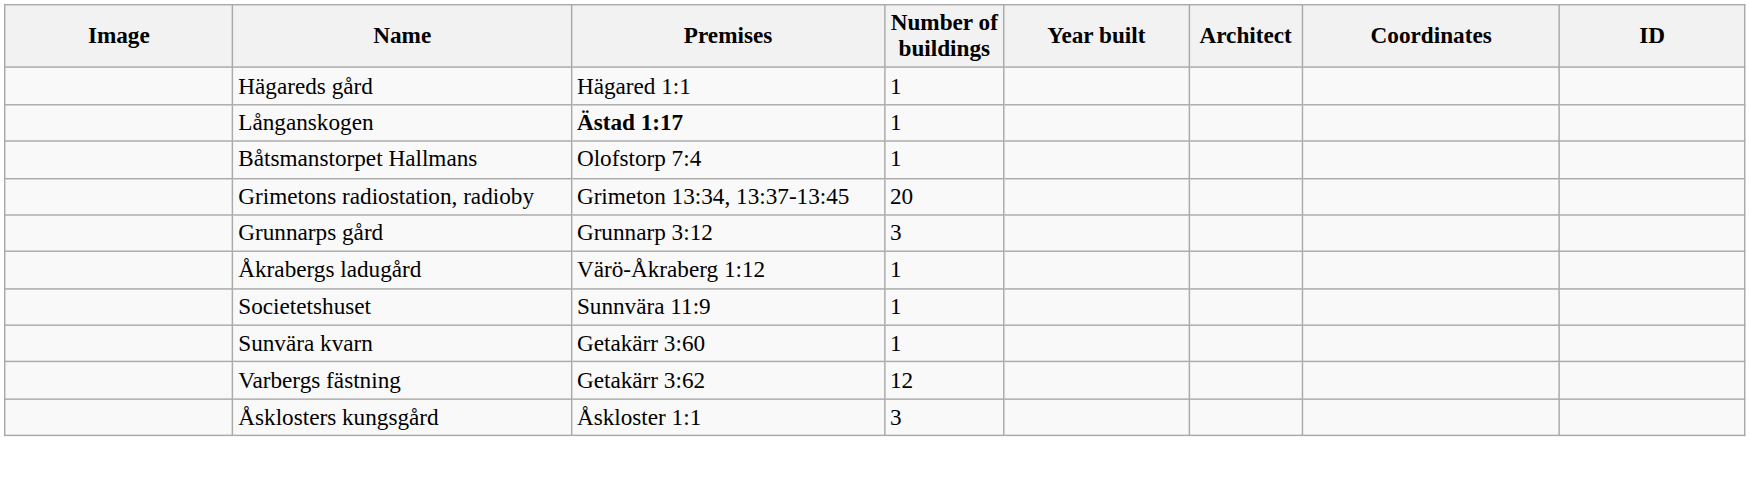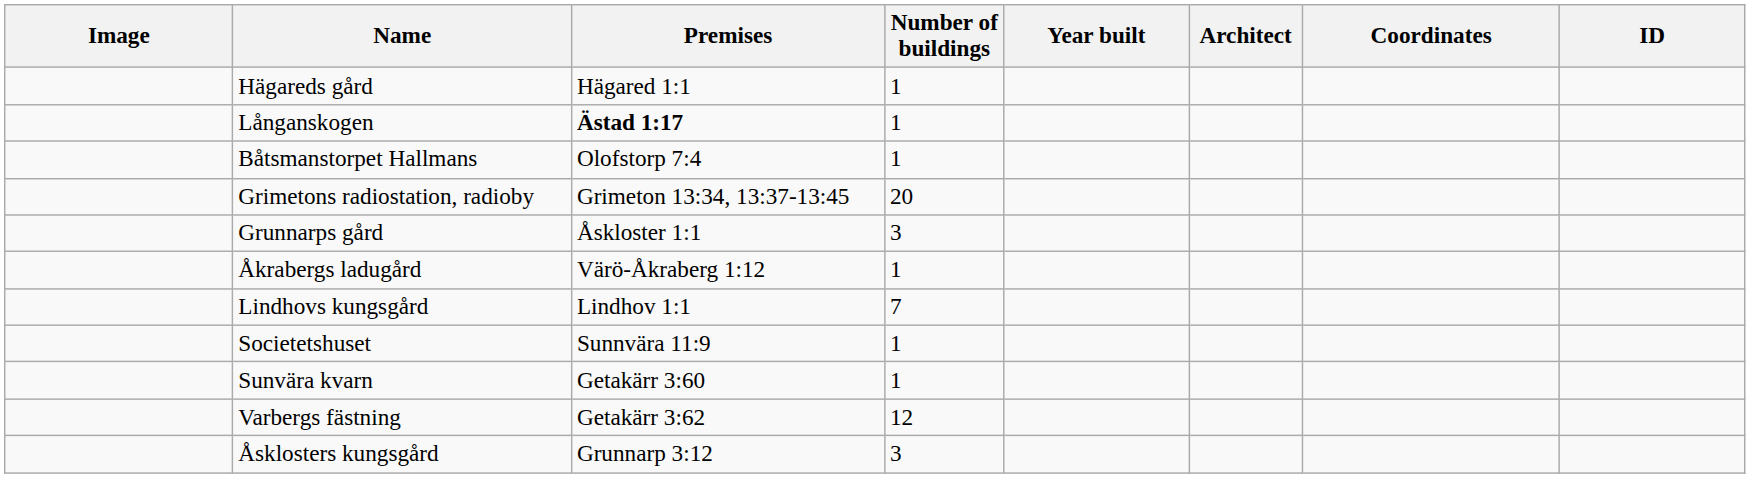(645, 232) Grunnarp 3:12 -> (639, 232) Åskloster 1:1
+ row: (333, 306)
(639, 416) Åskloster 1:1 -> (645, 453) Grunnarp 3:12
